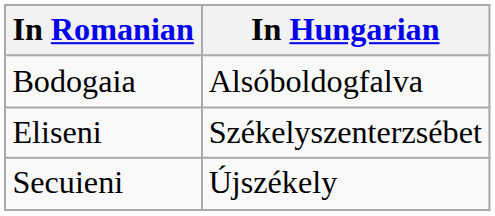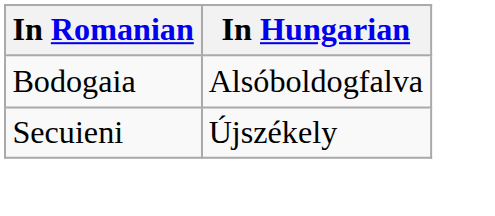- row: (57, 132)
